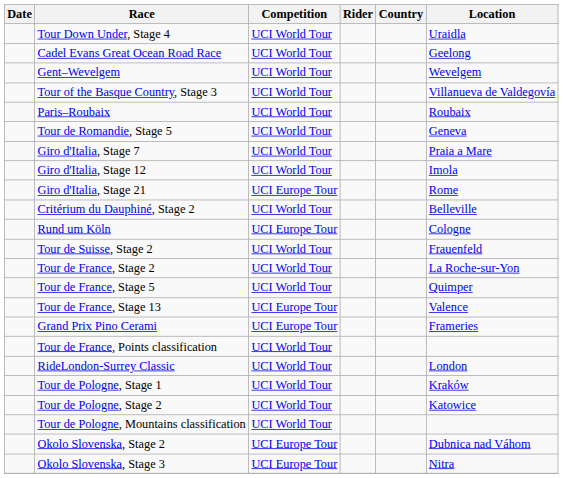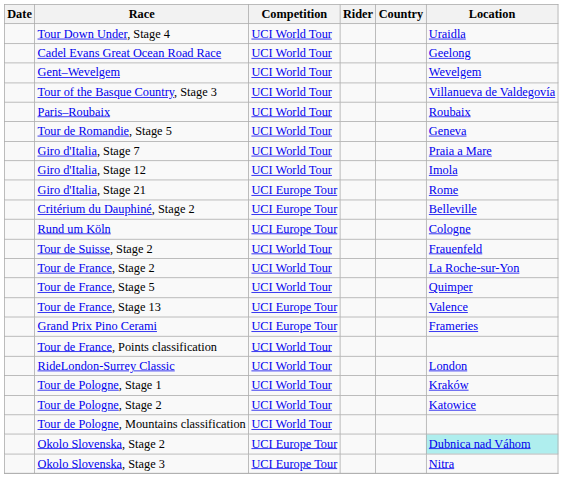(292, 209) UCI World Tour -> (294, 209) UCI Europe Tour
(480, 444) no background -> (480, 444) paleturquoise background
